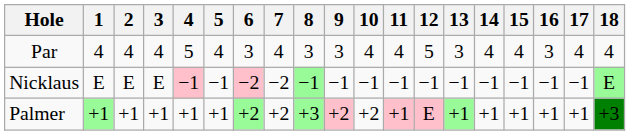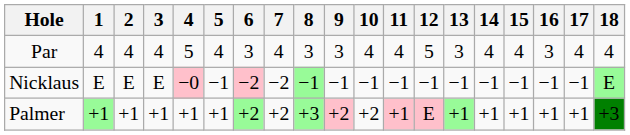(189, 82) −1 -> (189, 82) −0
